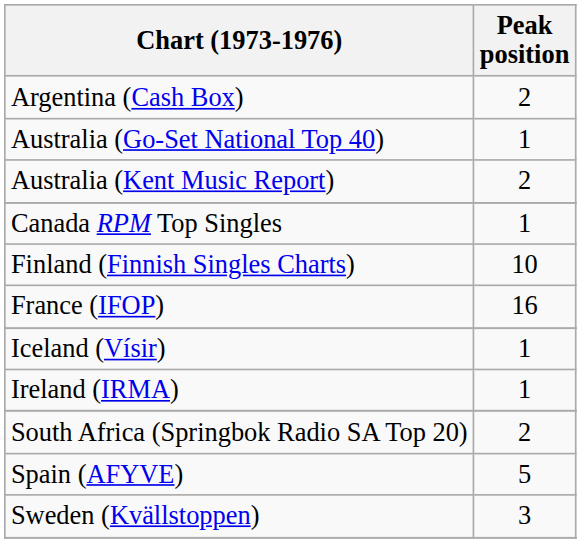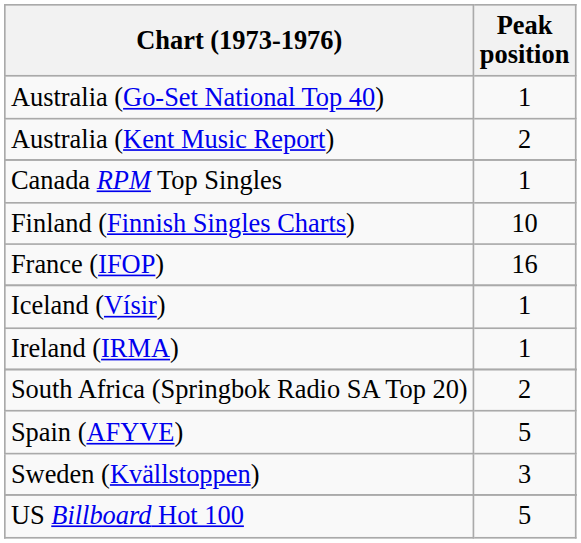- row: (127, 97)
+ row: (127, 515)
